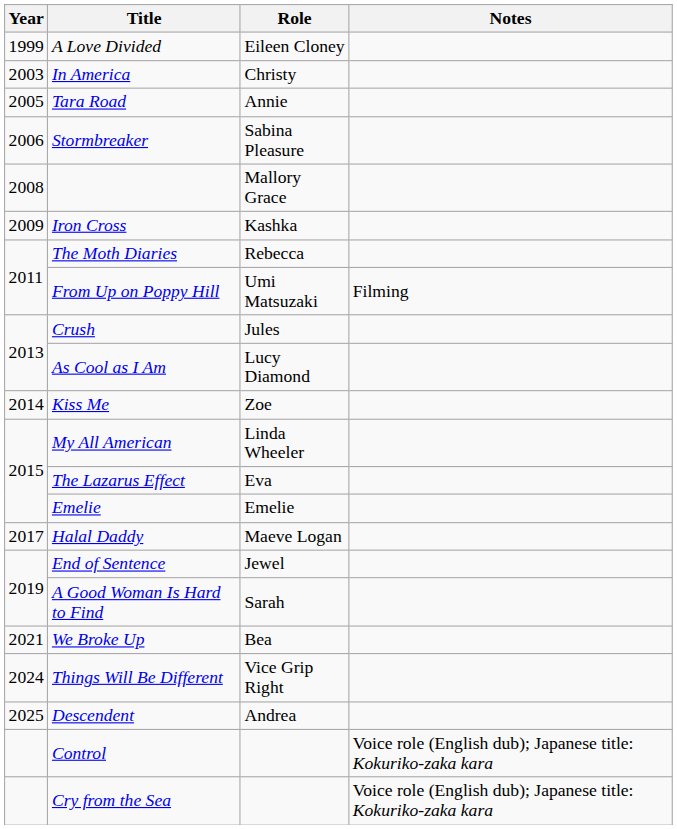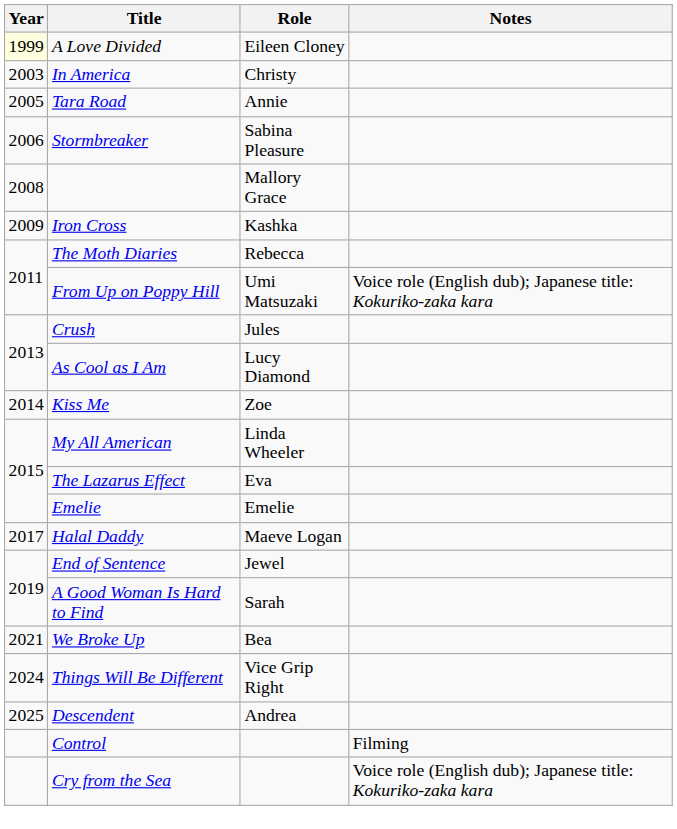(26, 46) no background -> (26, 46) lightyellow background
(381, 291) Filming -> (493, 291) Voice role (English dub); Japanese title: Kokuriko-zaka kara
(493, 753) Voice role (English dub); Japanese title: Kokuriko-zaka kara -> (381, 743) Filming
